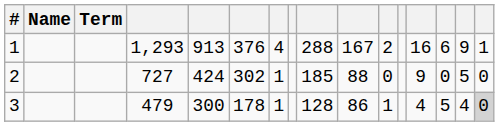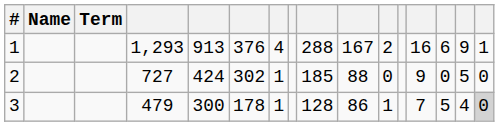(421, 106) 4 -> (421, 106) 7
